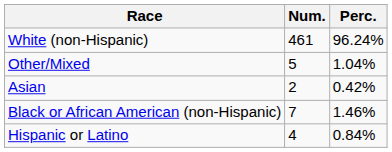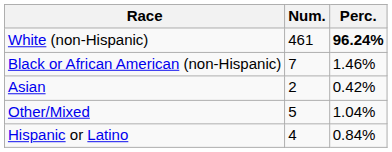(358, 40) normal -> (358, 40) bold
rows swapped: (145, 111) <-> (49, 64)
